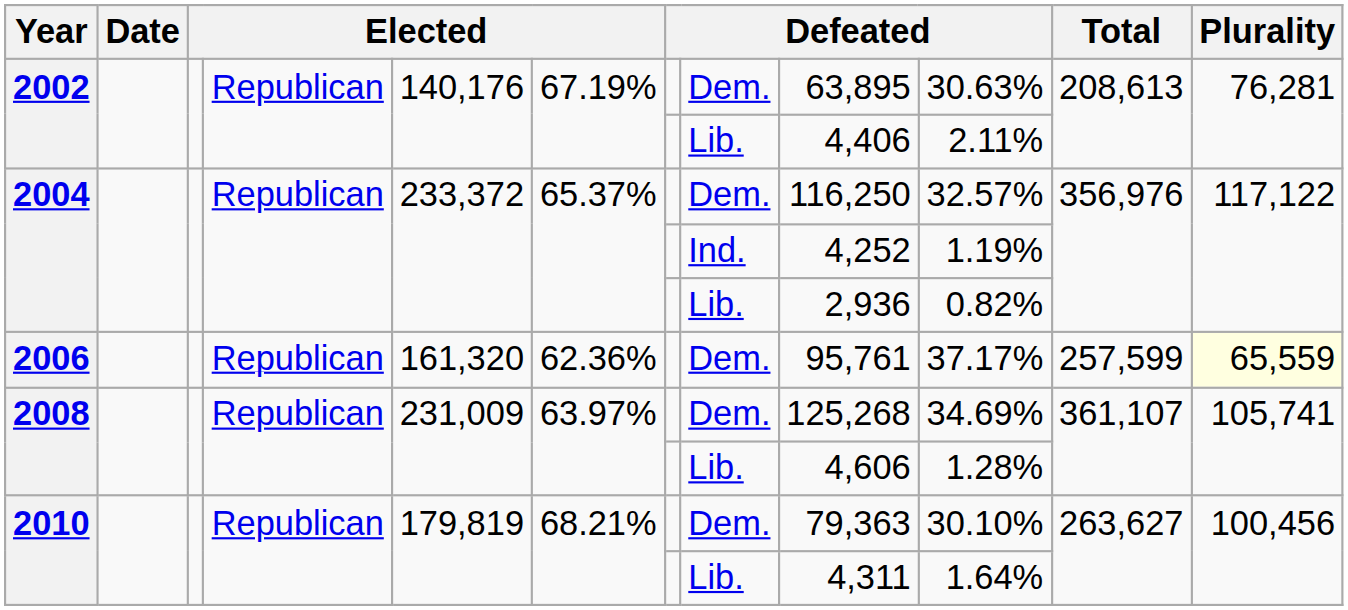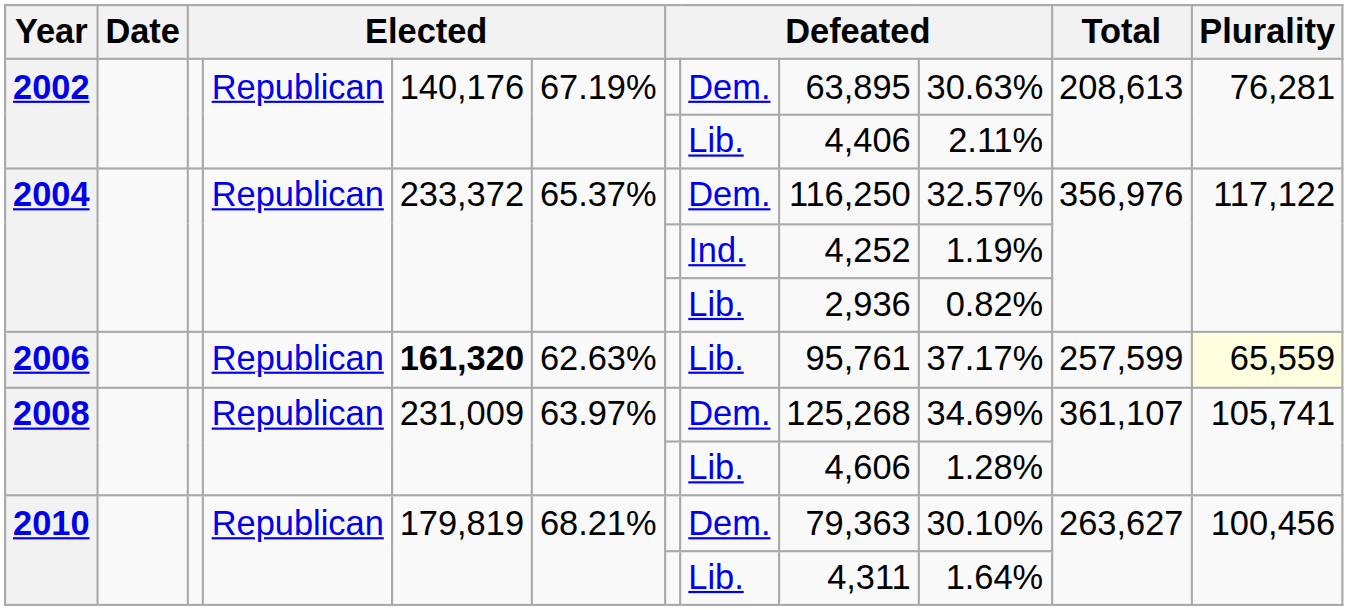(462, 359) normal -> (462, 359) bold
(598, 359) 62.36% -> (598, 359) 62.63%
(729, 359) Dem. -> (716, 359) Lib.
